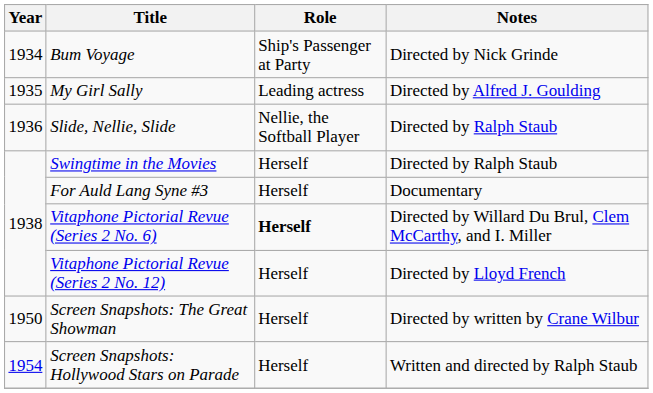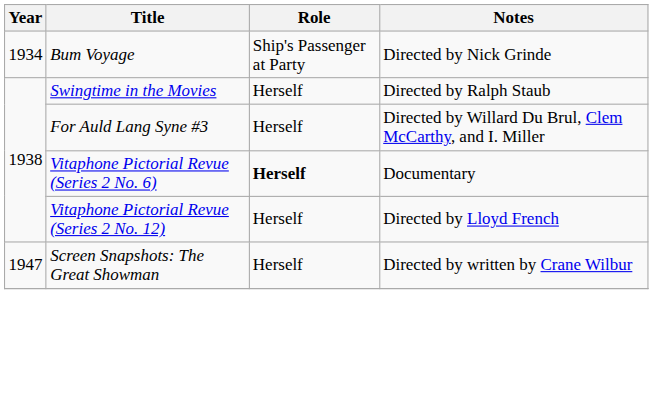- row: (96, 90)
- row: (113, 127)
(436, 190) Documentary -> (503, 127) Directed by Willard Du Brul, Clem McCarthy, and I. Miller
(510, 227) Directed by Willard Du Brul, Clem McCarthy, and I. Miller -> (429, 173) Documentary
(25, 318) 1950 -> (25, 265) 1947
- row: (145, 364)
